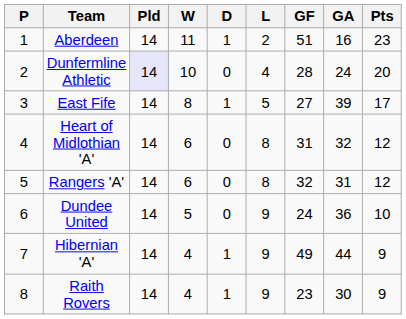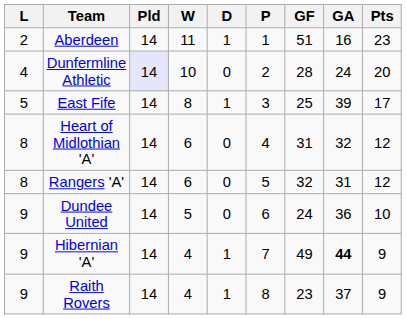columns swapped: (24, 16) <-> (266, 16)
(305, 103) 27 -> (305, 103) 25
(343, 254) normal -> (343, 254) bold
(343, 294) 30 -> (343, 294) 37
